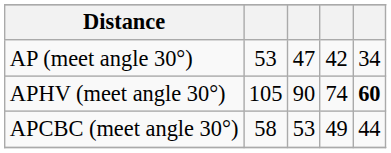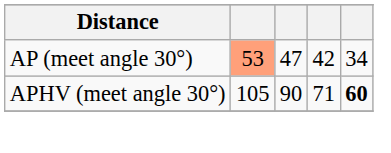(266, 57) no background -> (253, 57) lightsalmon background
(337, 93) 74 -> (324, 93) 71
- row: (124, 128)
